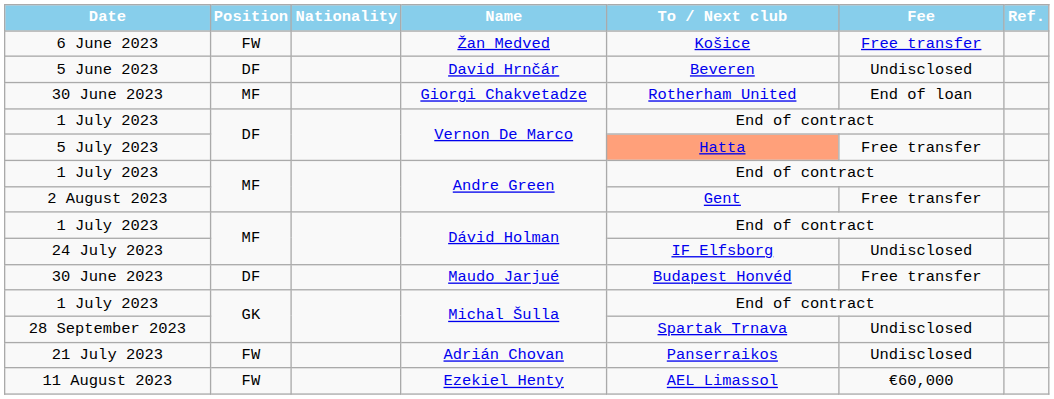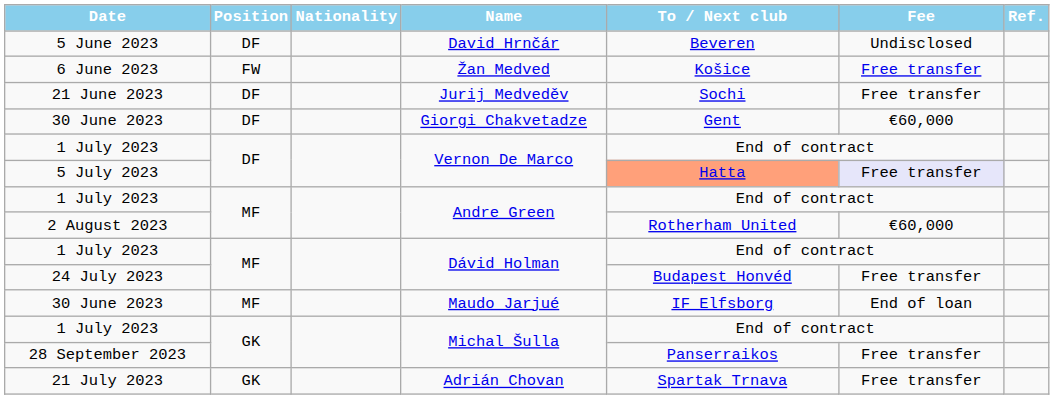rows swapped: (107, 69) <-> (107, 43)
+ row: (107, 95)
(251, 95) MF -> (251, 121) DF
(722, 95) Rotherham United -> (722, 121) Gent
(921, 95) End of loan -> (921, 121) €60,000
(921, 147) no background -> (921, 173) lavender background
(722, 199) Gent -> (722, 225) Rotherham United
(921, 199) Free transfer -> (921, 225) €60,000
(722, 251) IF Elfsborg -> (722, 277) Budapest Honvéd
(921, 251) Undisclosed -> (921, 277) Free transfer
(251, 277) DF -> (251, 303) MF
(722, 277) Budapest Honvéd -> (722, 303) IF Elfsborg
(921, 277) Free transfer -> (921, 303) End of loan
(722, 329) Spartak Trnava -> (722, 355) Panserraikos
(921, 329) Undisclosed -> (921, 355) Free transfer
(251, 355) FW -> (251, 381) GK
(722, 355) Panserraikos -> (722, 381) Spartak Trnava
(921, 355) Undisclosed -> (921, 381) Free transfer
- row: (107, 381)
